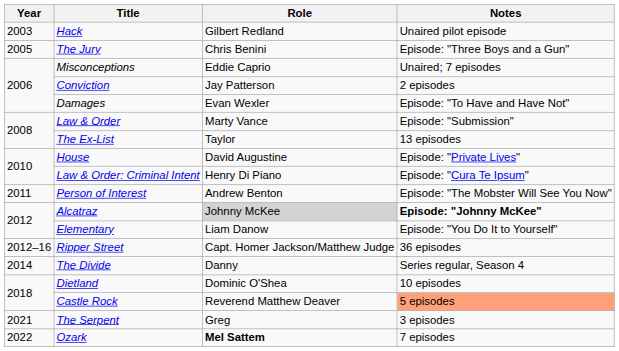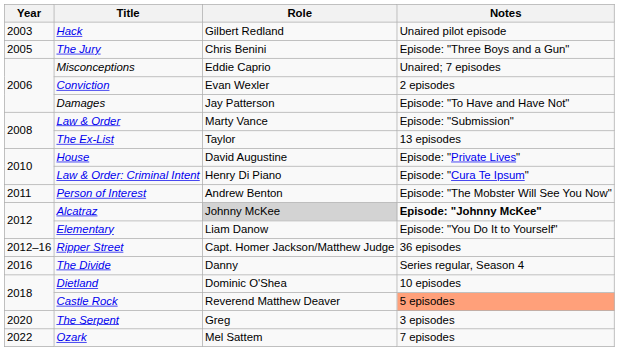(240, 85) Jay Patterson -> (237, 85) Evan Wexler
(237, 103) Evan Wexler -> (240, 103) Jay Patterson
(20, 265) 2014 -> (20, 265) 2016
(20, 319) 2021 -> (20, 319) 2020
(235, 337) bold -> (234, 337) normal
